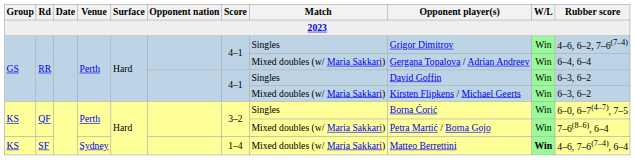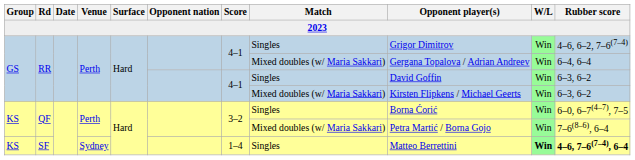(318, 146) Mixed doubles (w/ Maria Sakkari) -> (266, 146) Singles
(593, 146) normal -> (593, 146) bold
